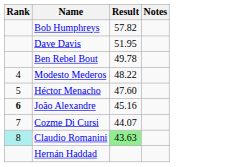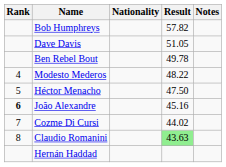+ column: (136, 12)
(125, 43) 51.95 -> (177, 43) 51.05
(125, 91) 47.60 -> (177, 91) 47.50
(125, 122) 44.07 -> (177, 122) 44.02
(18, 138) paleturquoise background -> (18, 138) no background
